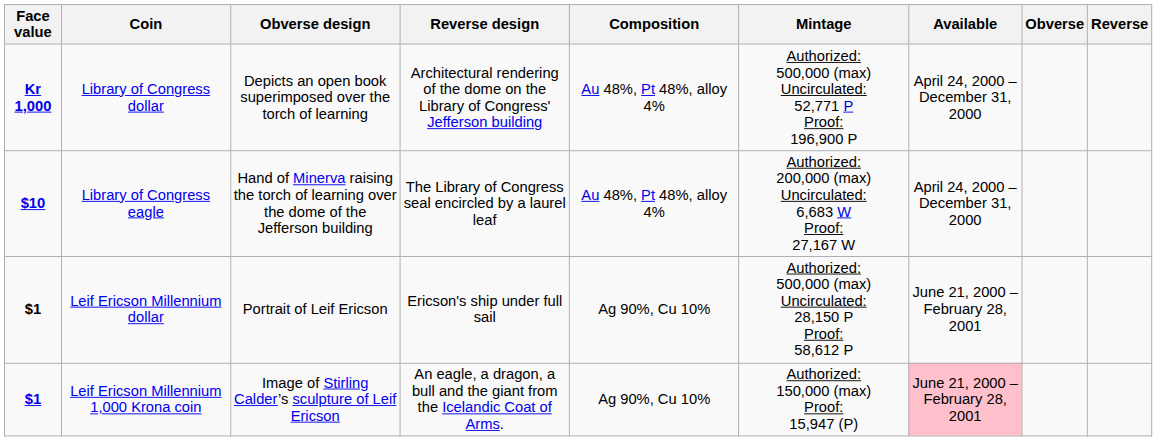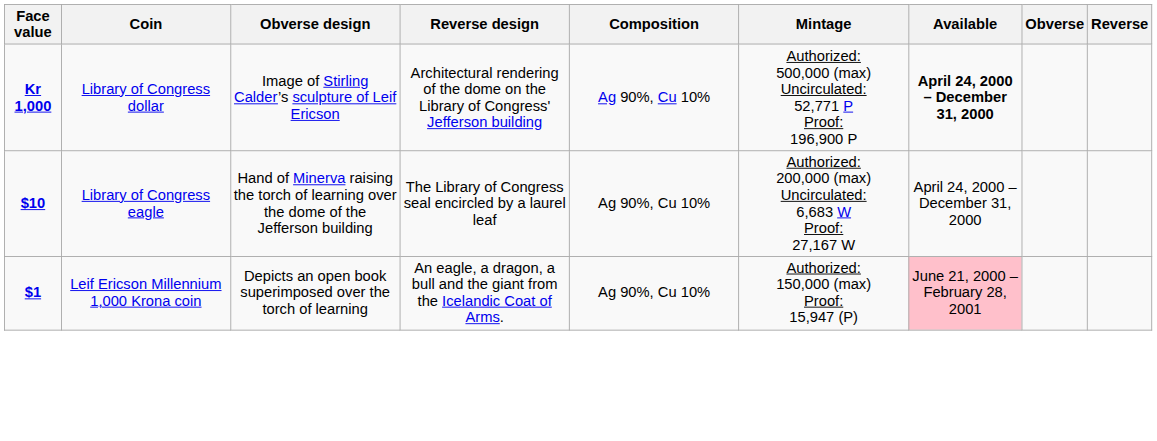(315, 97) Depicts an open book superimposed over the torch of learning -> (315, 97) Image of Stirling Calder’s sculpture of Leif Ericson
(654, 97) Au 48%, Pt 48%, alloy 4% -> (654, 97) Ag 90%, Cu 10%
(965, 97) normal -> (965, 97) bold
(654, 203) Au 48%, Pt 48%, alloy 4% -> (654, 203) Ag 90%, Cu 10%
- row: (146, 309)
(315, 399) Image of Stirling Calder’s sculpture of Leif Ericson -> (315, 293) Depicts an open book superimposed over the torch of learning
